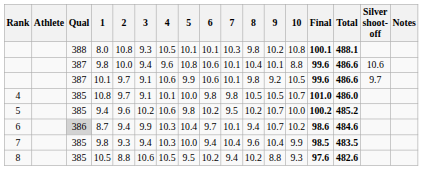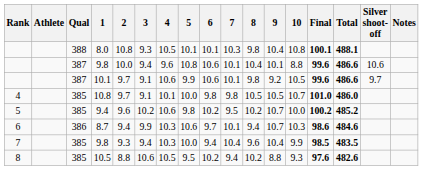(275, 49) 10.2 -> (275, 49) 10.4
(79, 127) lightgrey background -> (79, 127) no background
(189, 127) 10.4 -> (189, 127) 10.6
(297, 127) 10.2 -> (297, 127) 10.3
